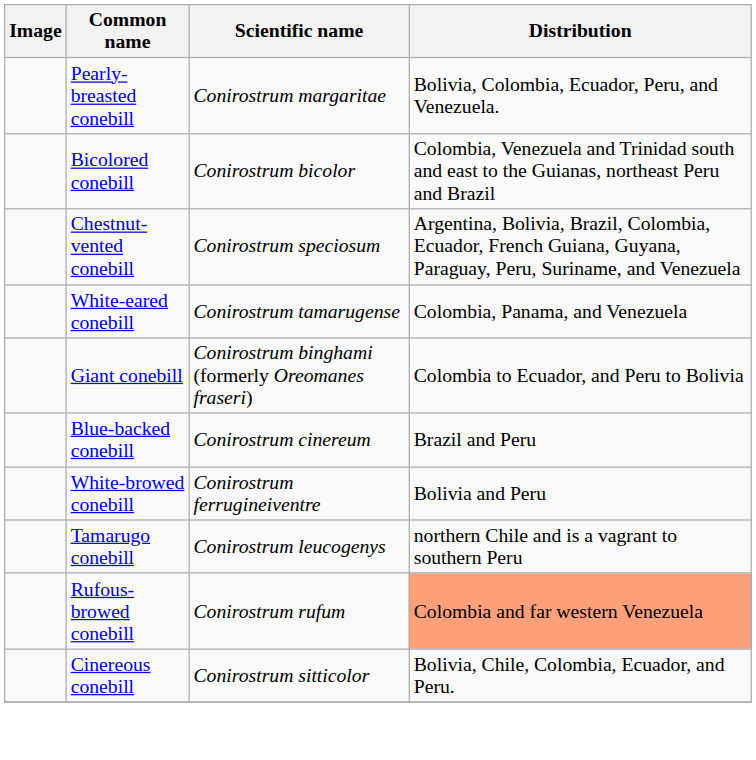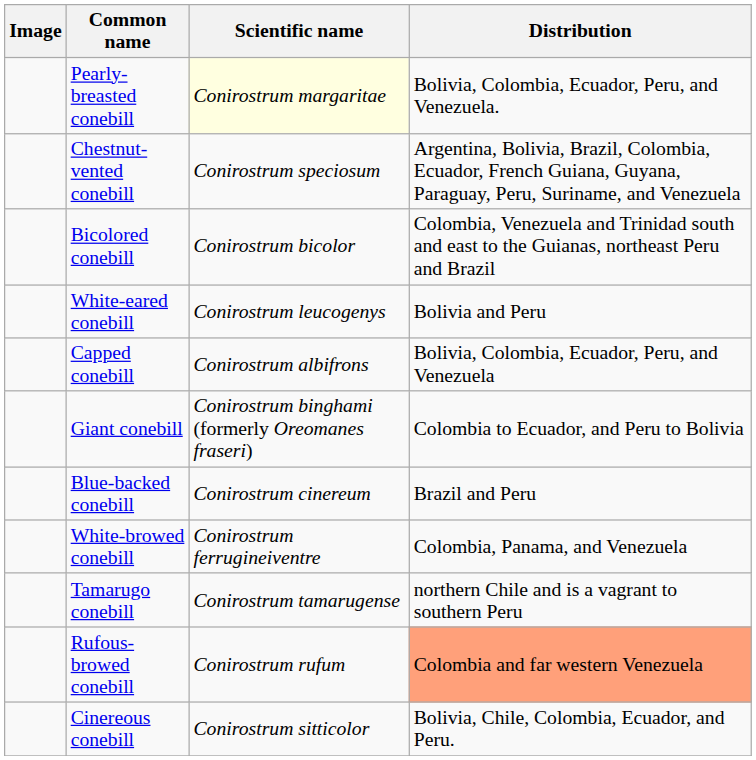(290, 95) no background -> (290, 95) lightyellow background
rows swapped: (109, 171) <-> (109, 246)
(297, 311) Conirostrum tamarugense -> (290, 311) Conirostrum leucogenys
(550, 311) Colombia, Panama, and Venezuela -> (480, 311) Bolivia and Peru
+ row: (102, 364)
(480, 493) Bolivia and Peru -> (550, 546) Colombia, Panama, and Venezuela
(290, 546) Conirostrum leucogenys -> (297, 599) Conirostrum tamarugense
